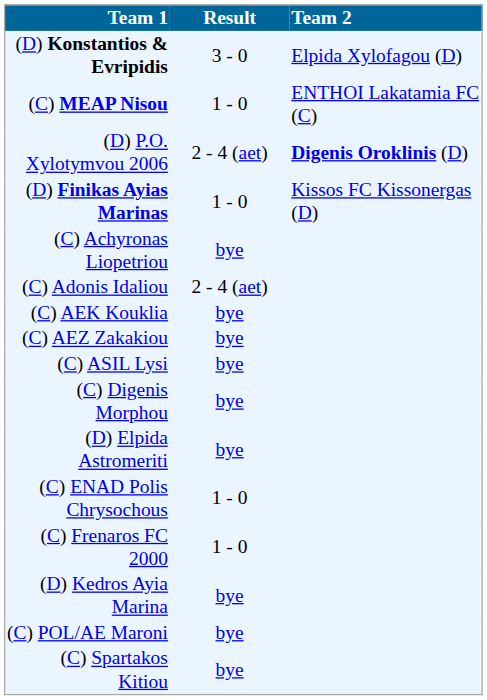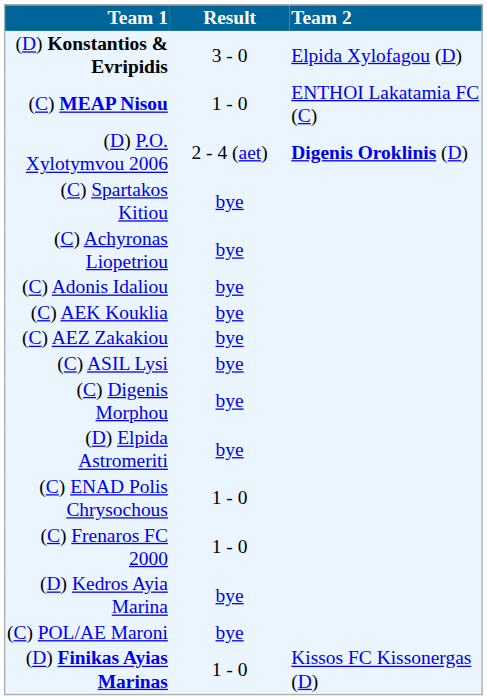rows swapped: (97, 201) <-> (114, 669)
(230, 286) 2 - 4 (aet) -> (230, 286) bye
